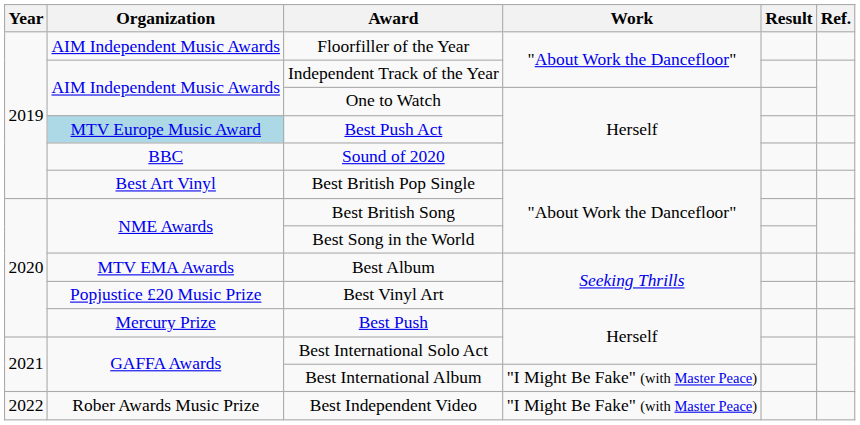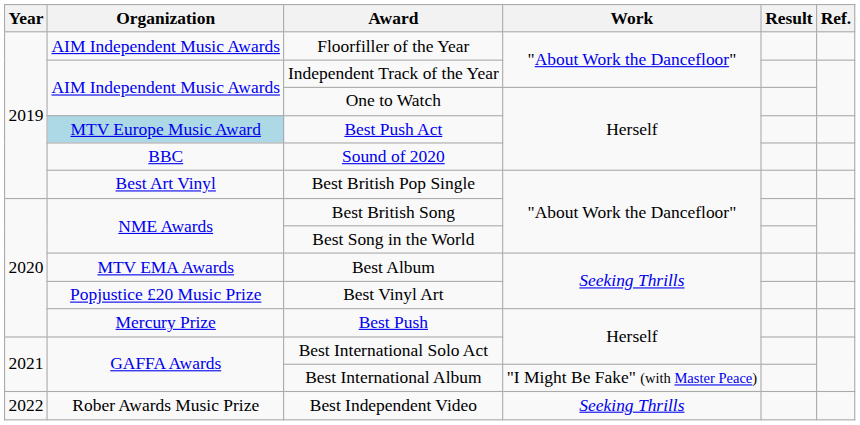(632, 405) "I Might Be Fake" (with Master Peace) -> (632, 405) Seeking Thrills
